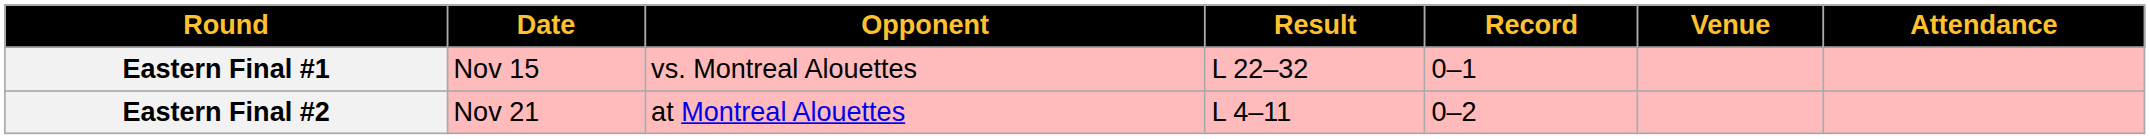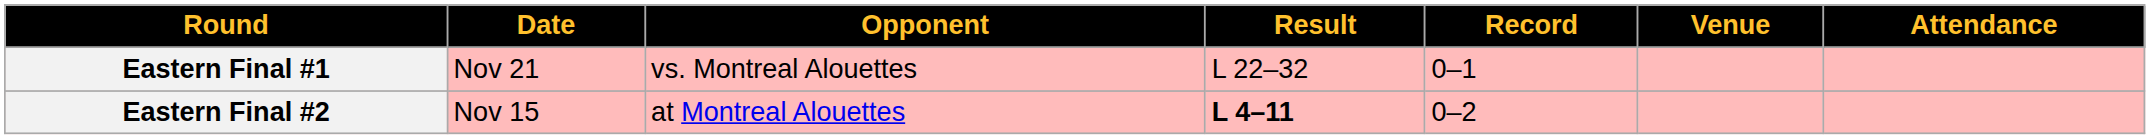(496, 68) Nov 15 -> (496, 68) Nov 21
(496, 111) Nov 21 -> (496, 111) Nov 15
(1251, 111) normal -> (1253, 111) bold
